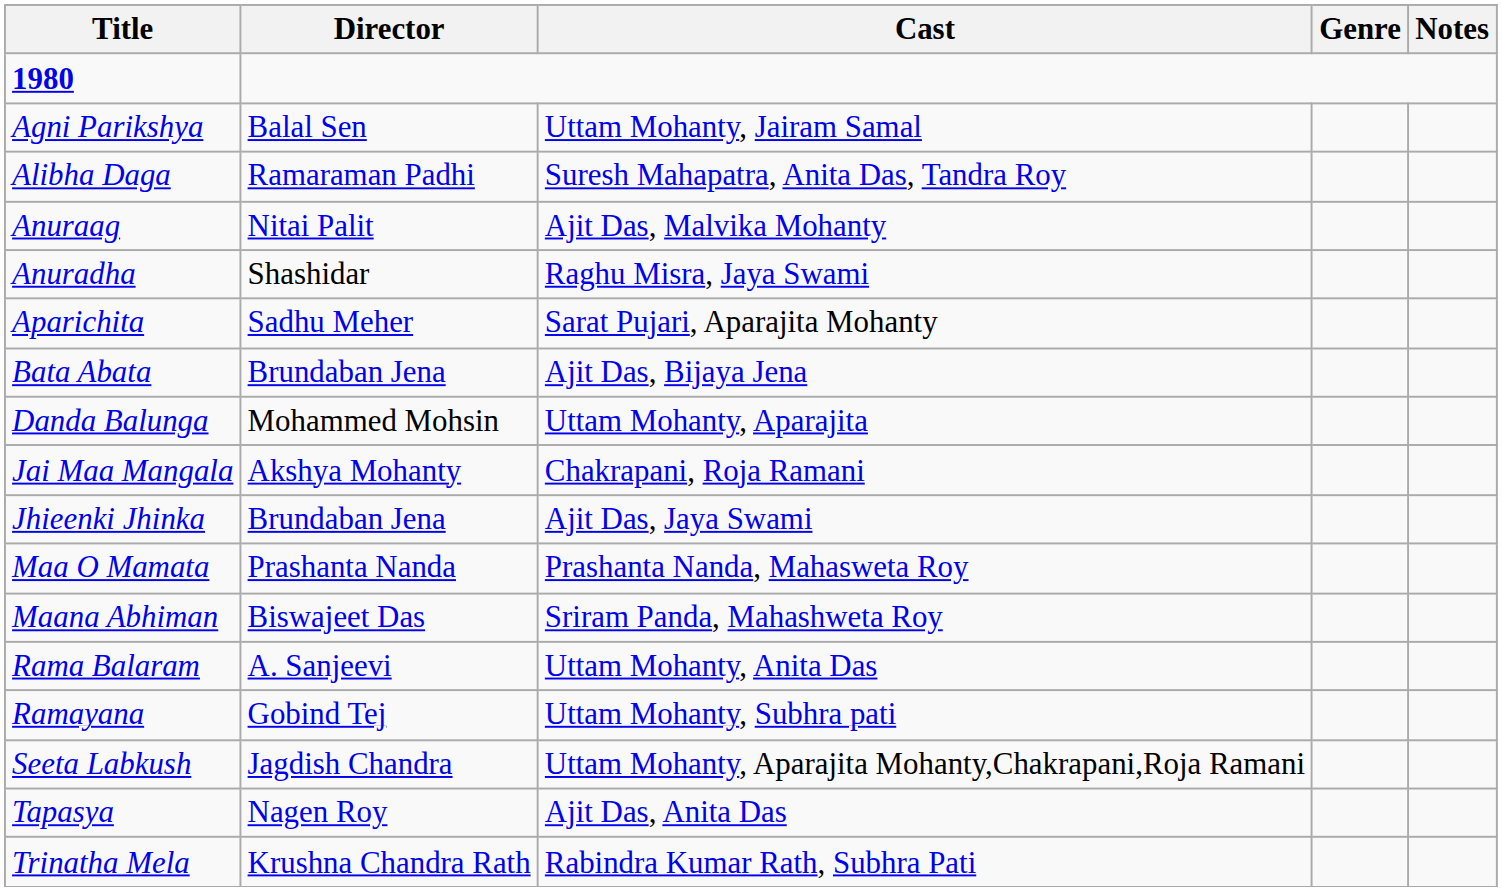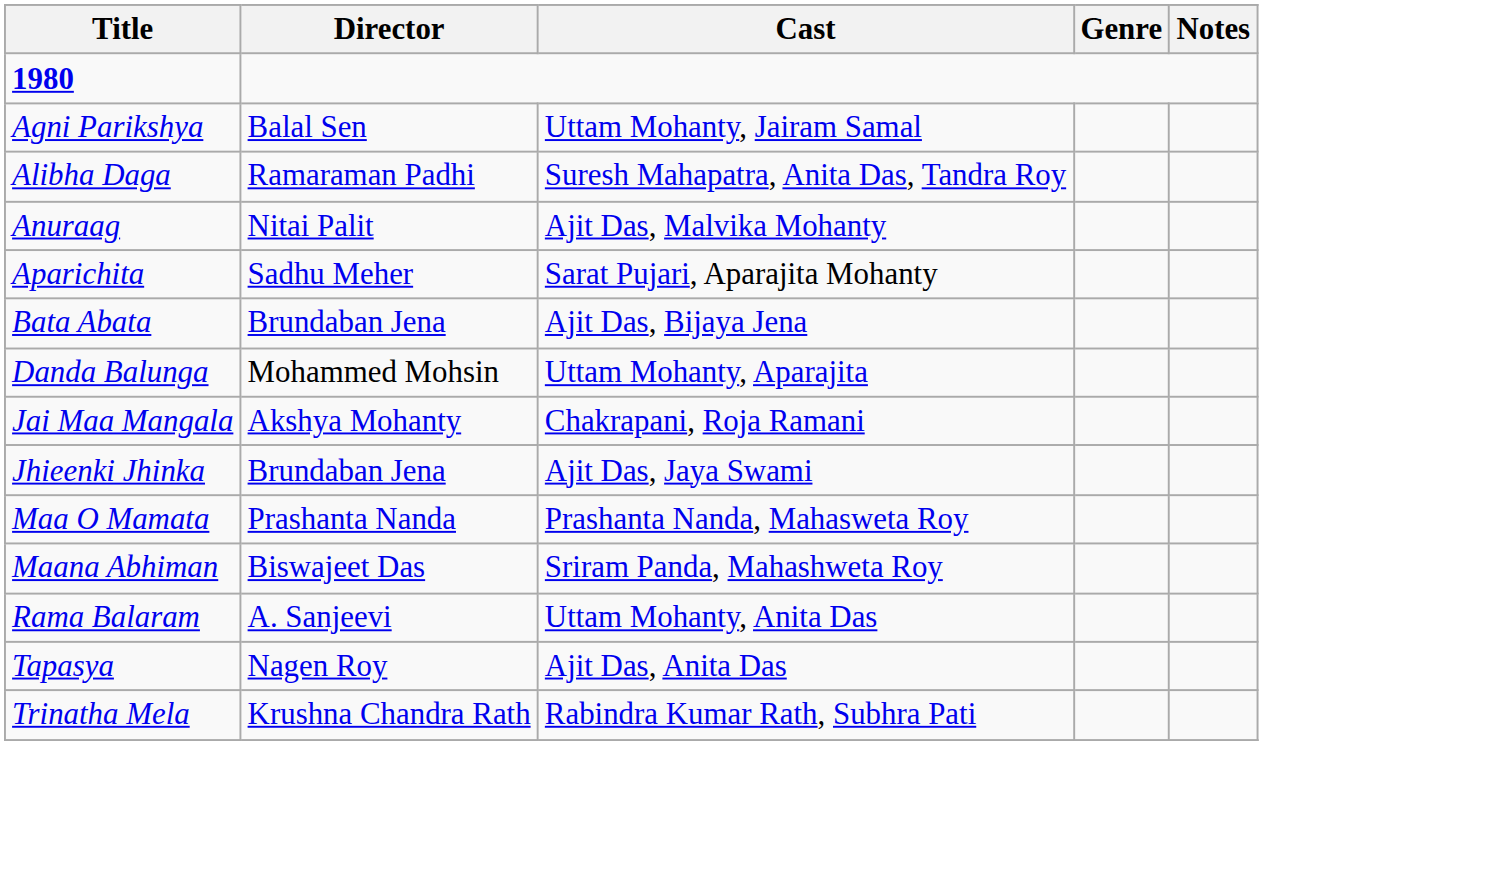- row: (74, 273)
- row: (78, 714)
- row: (102, 763)
